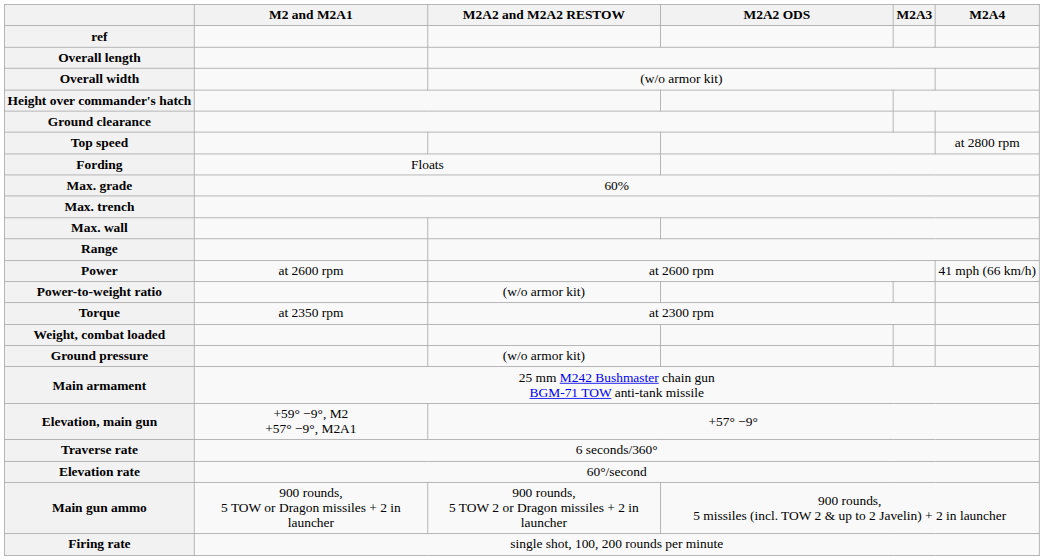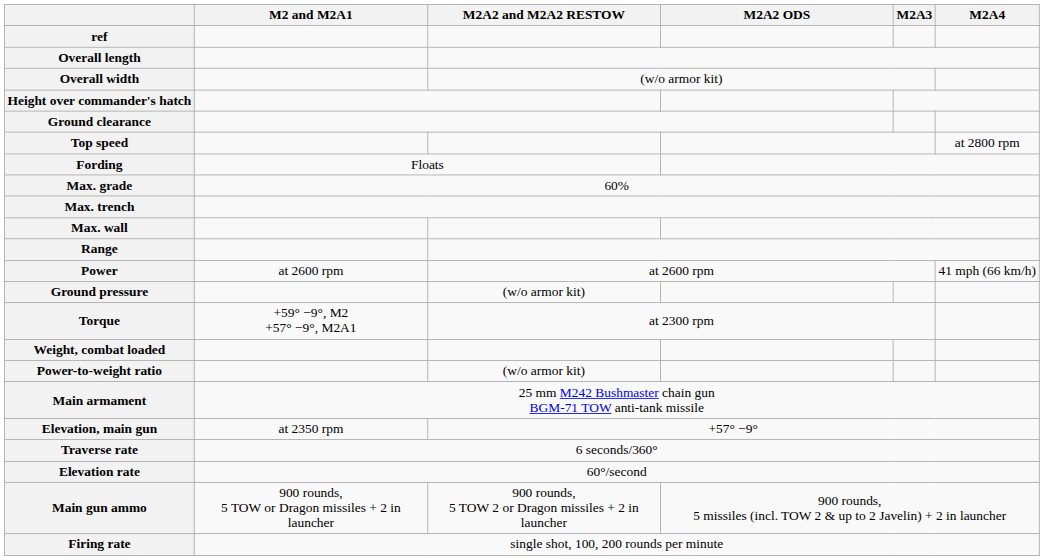rows swapped: (99, 292) <-> (99, 356)
(311, 313) at 2350 rpm -> (311, 321) +59° −9°, M2 +57° −9°, M2A1
(311, 421) +59° −9°, M2 +57° −9°, M2A1 -> (311, 429) at 2350 rpm
